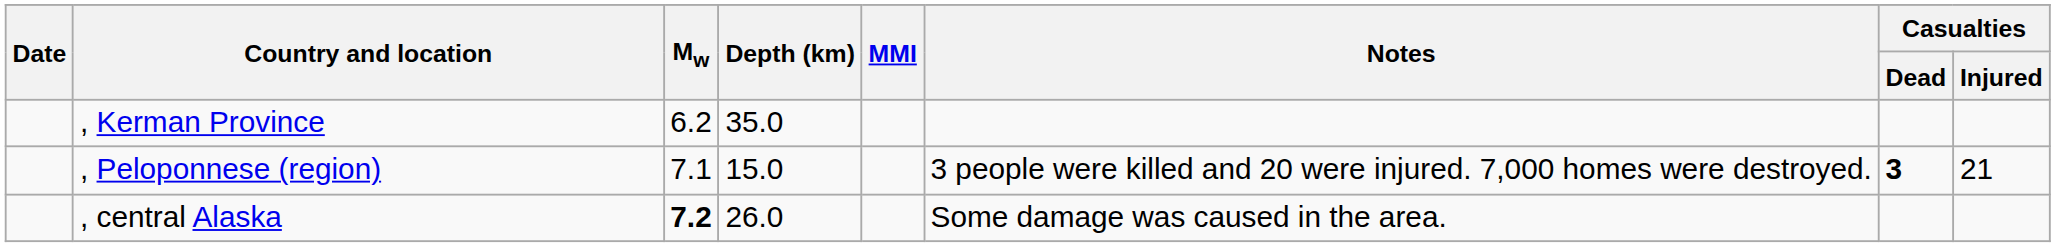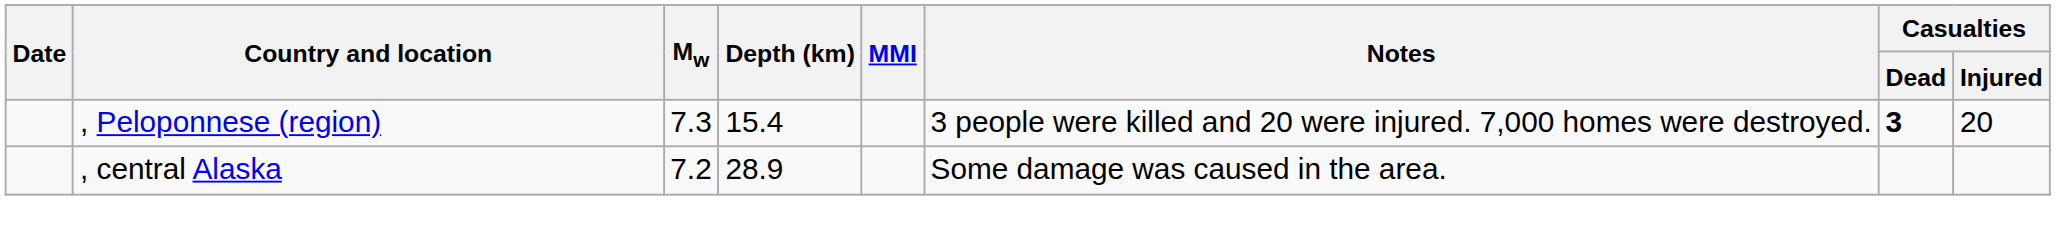- row: (202, 122)
(691, 169) 7.1 -> (691, 122) 7.3
(754, 169) 15.0 -> (754, 122) 15.4
(1976, 169) 21 -> (1976, 122) 20
(691, 216) bold -> (691, 169) normal
(754, 216) 26.0 -> (754, 169) 28.9
